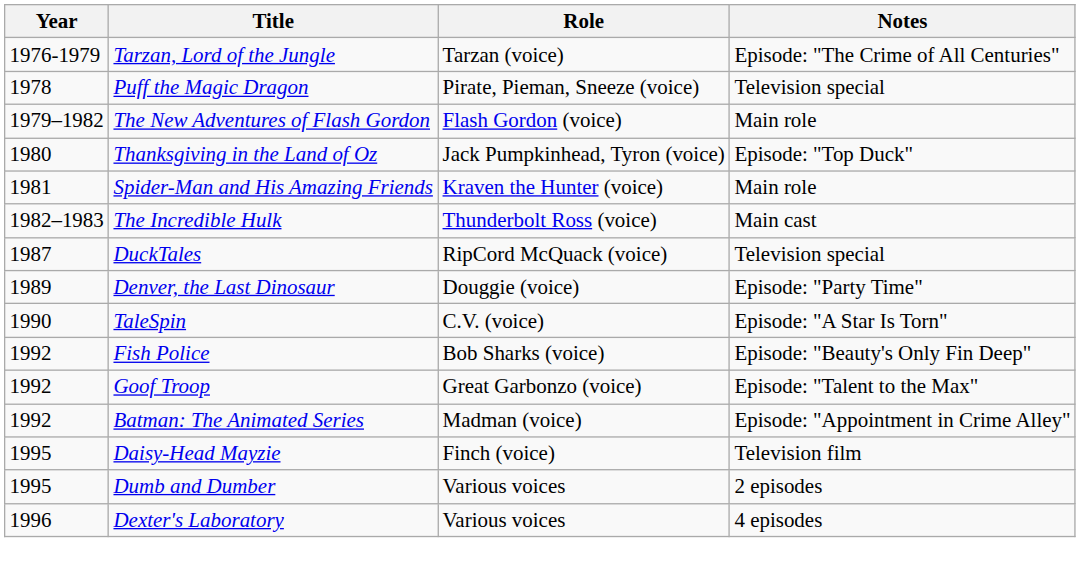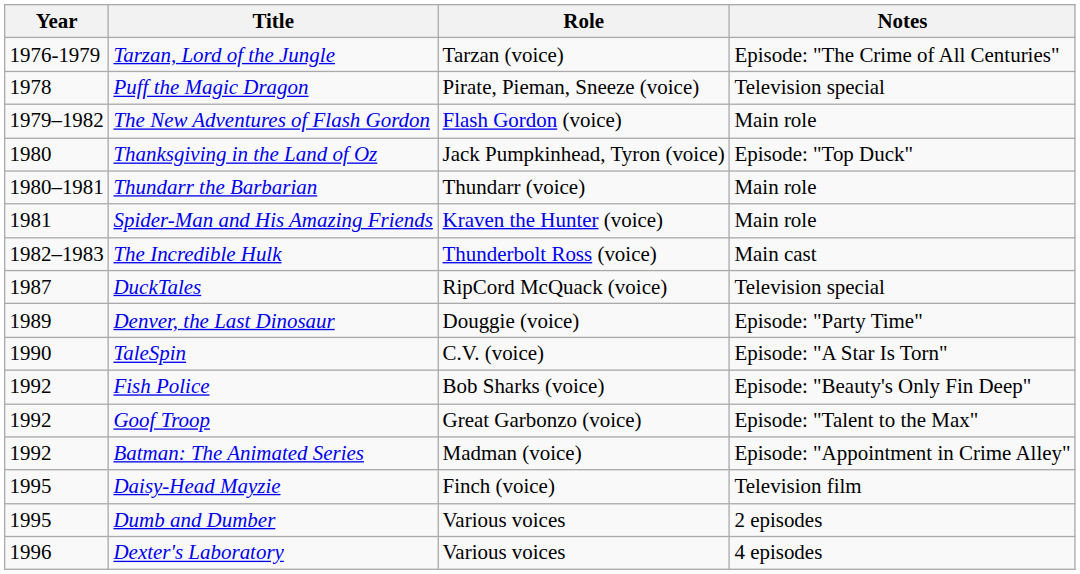+ row: (215, 187)
